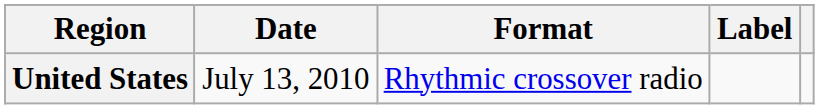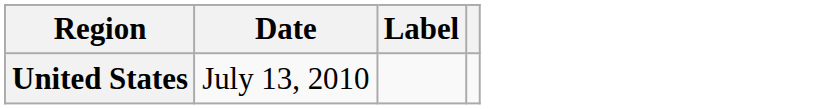- column: (543, 28)
